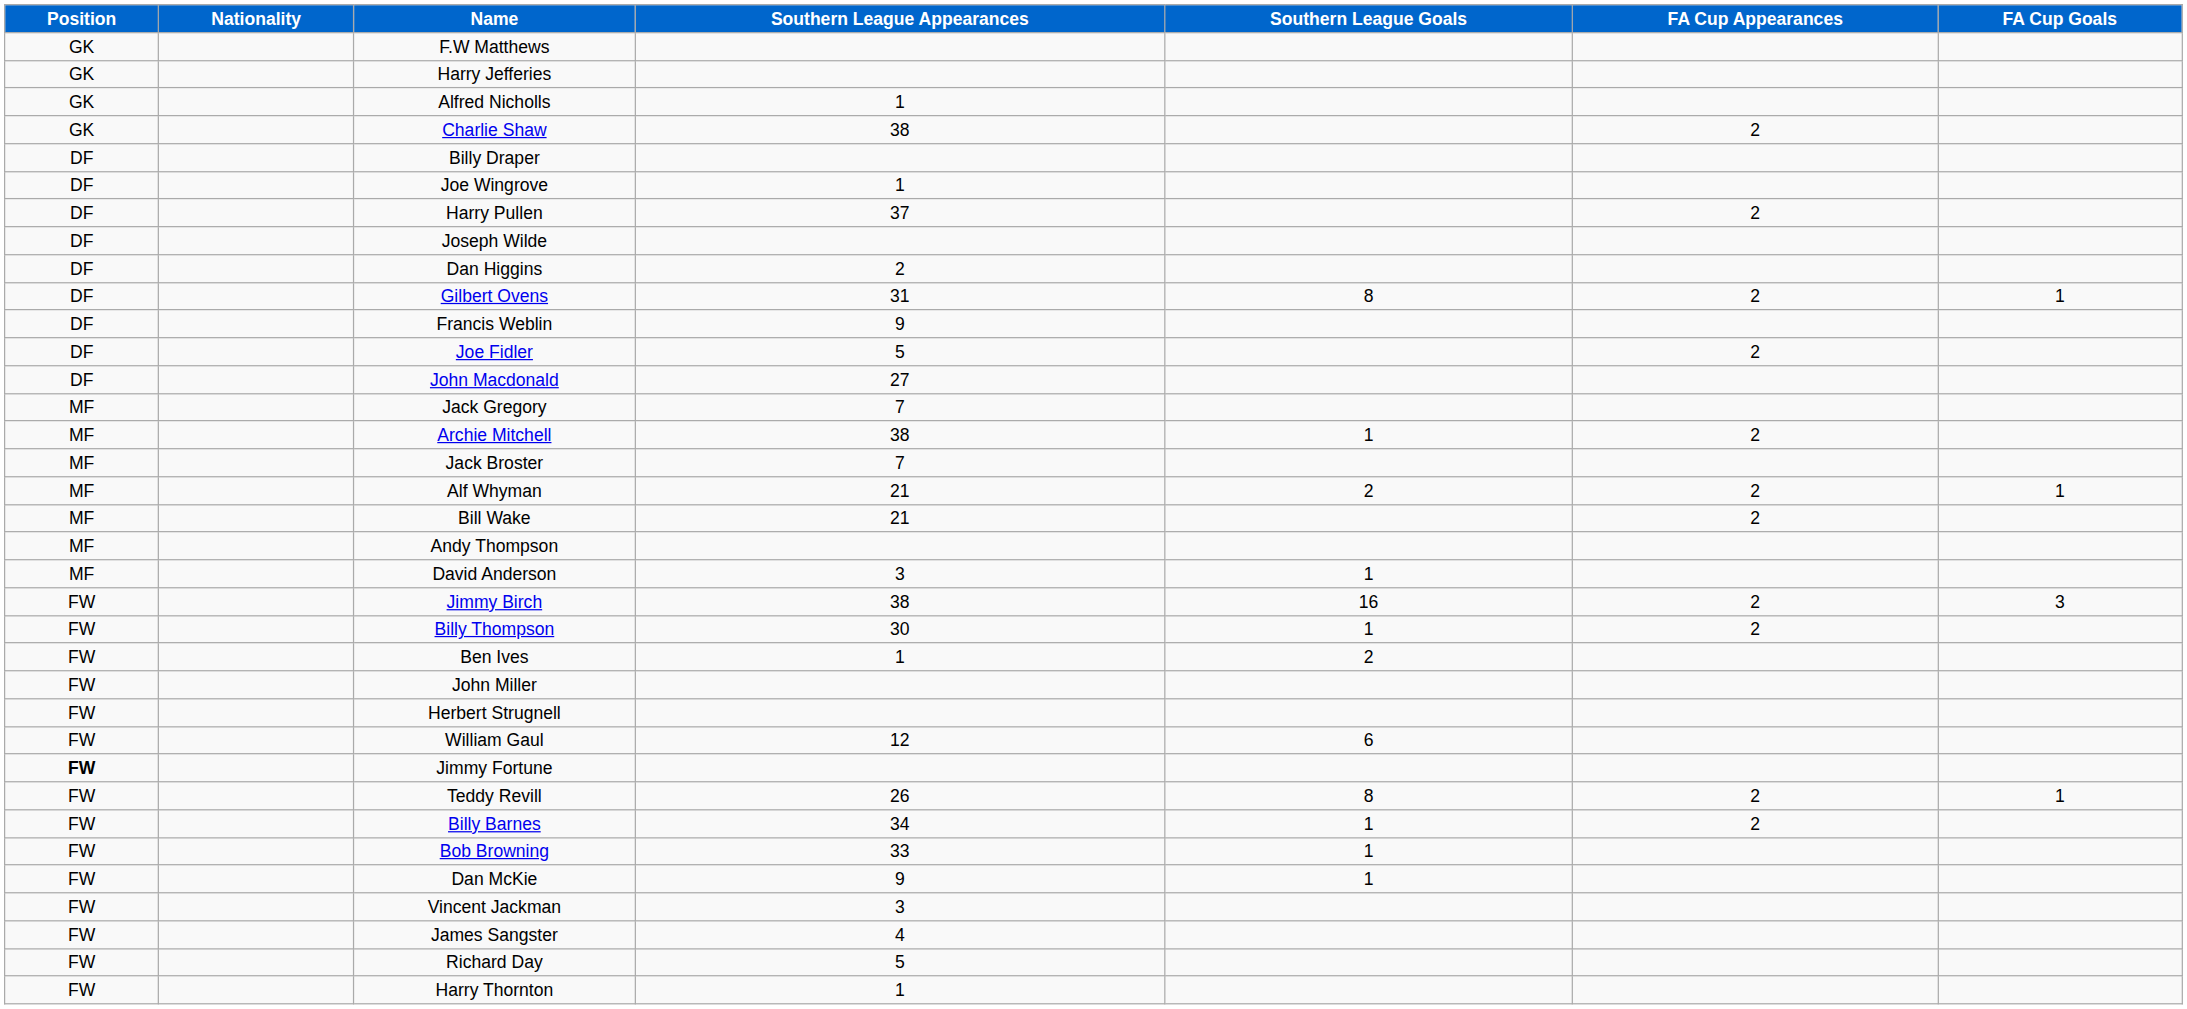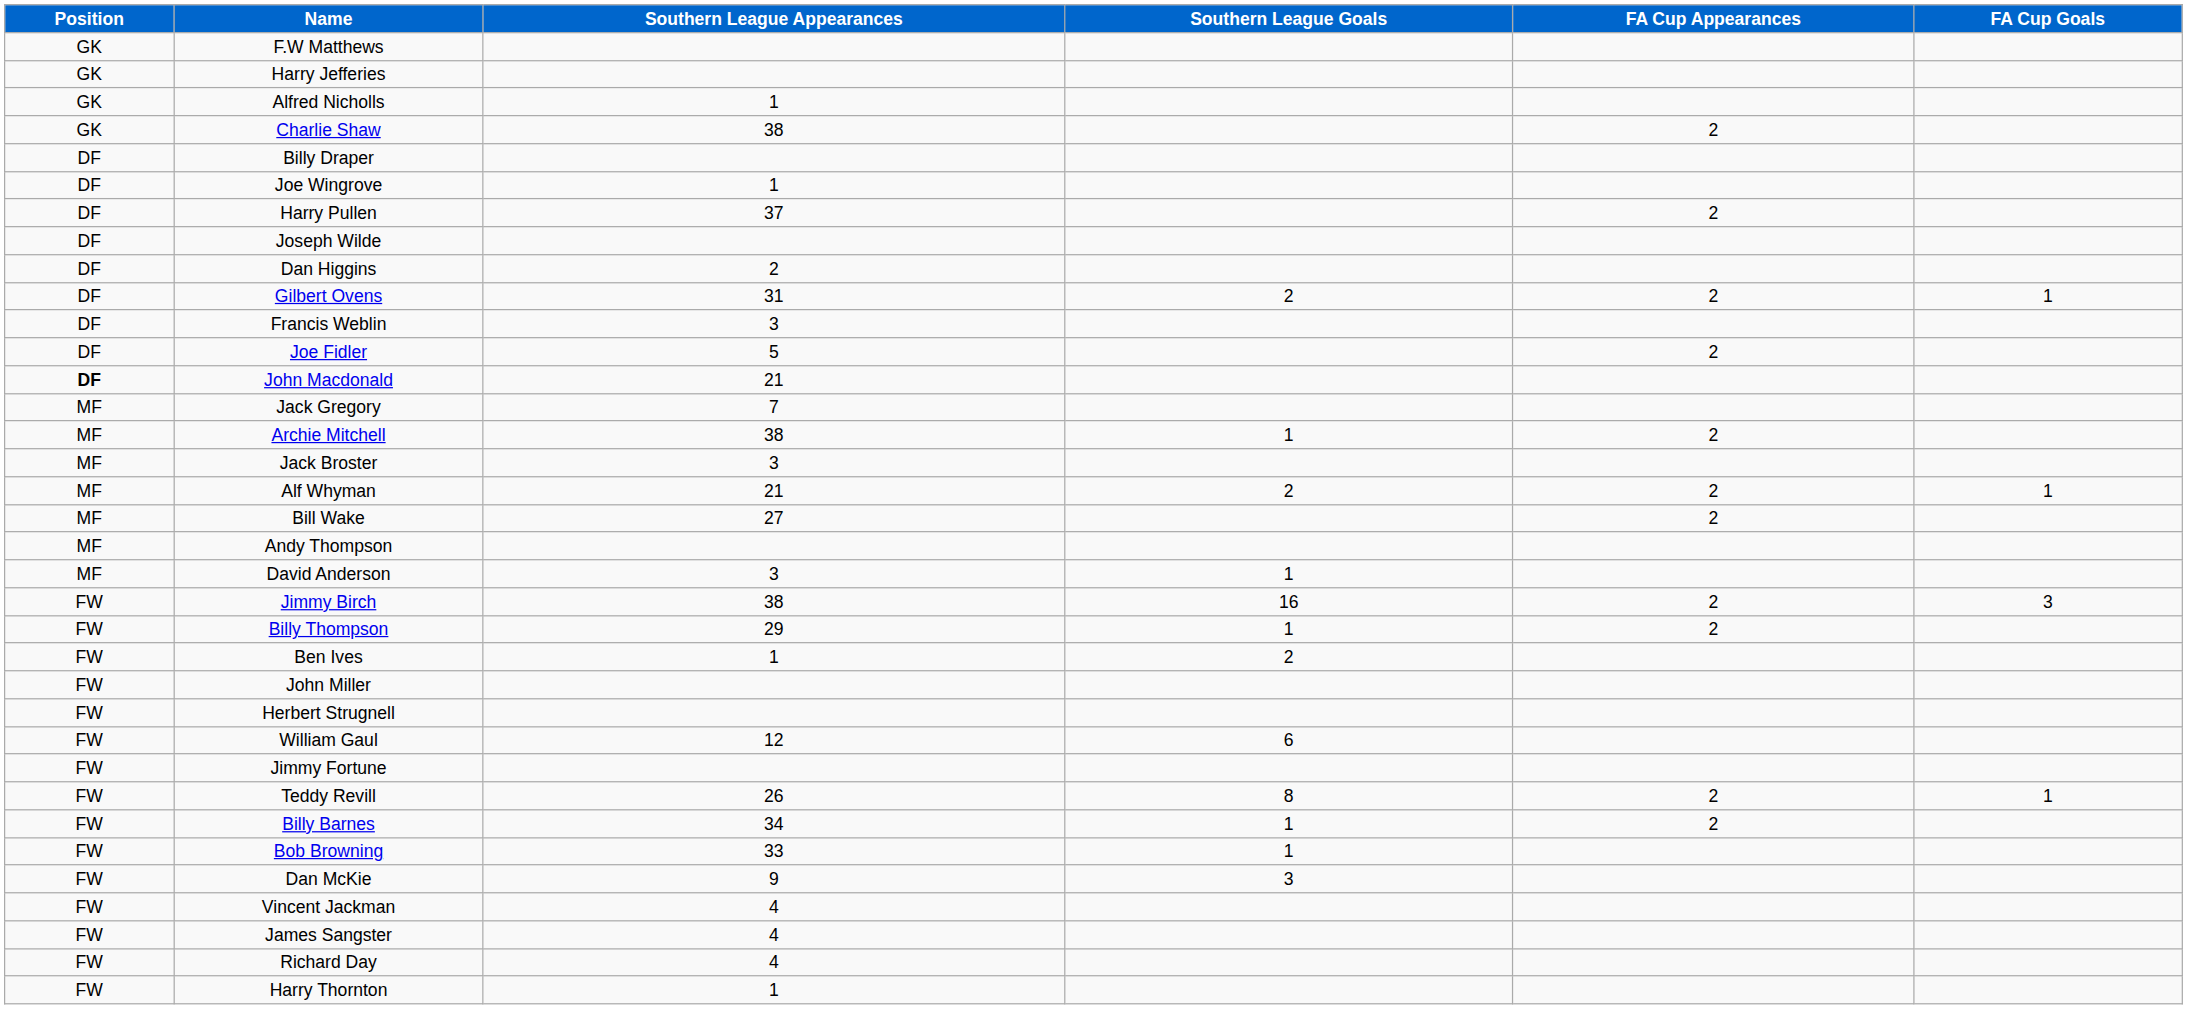- column: (256, 19)
(1369, 296) 8 -> (1289, 296) 2
(900, 324) 9 -> (774, 324) 3
(82, 380) normal -> (89, 380) bold
(900, 380) 27 -> (774, 380) 21
(900, 463) 7 -> (774, 463) 3
(900, 518) 21 -> (774, 518) 27
(900, 629) 30 -> (774, 629) 29
(82, 768) bold -> (89, 768) normal
(1369, 879) 1 -> (1289, 879) 3
(900, 907) 3 -> (774, 907) 4
(900, 963) 5 -> (774, 963) 4
